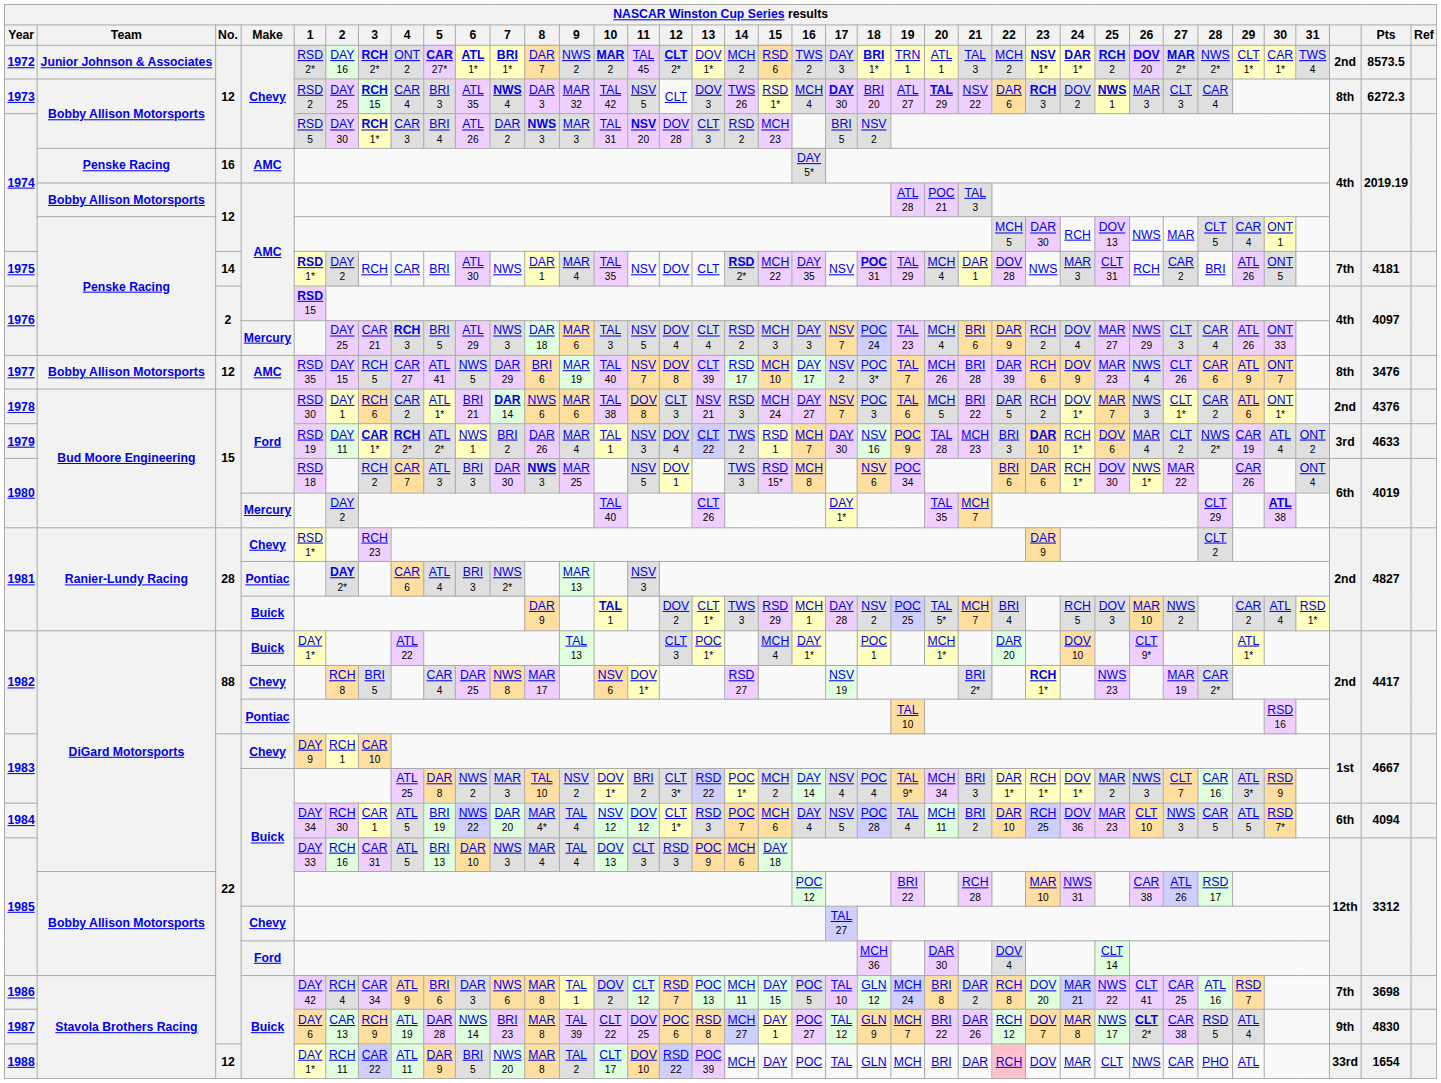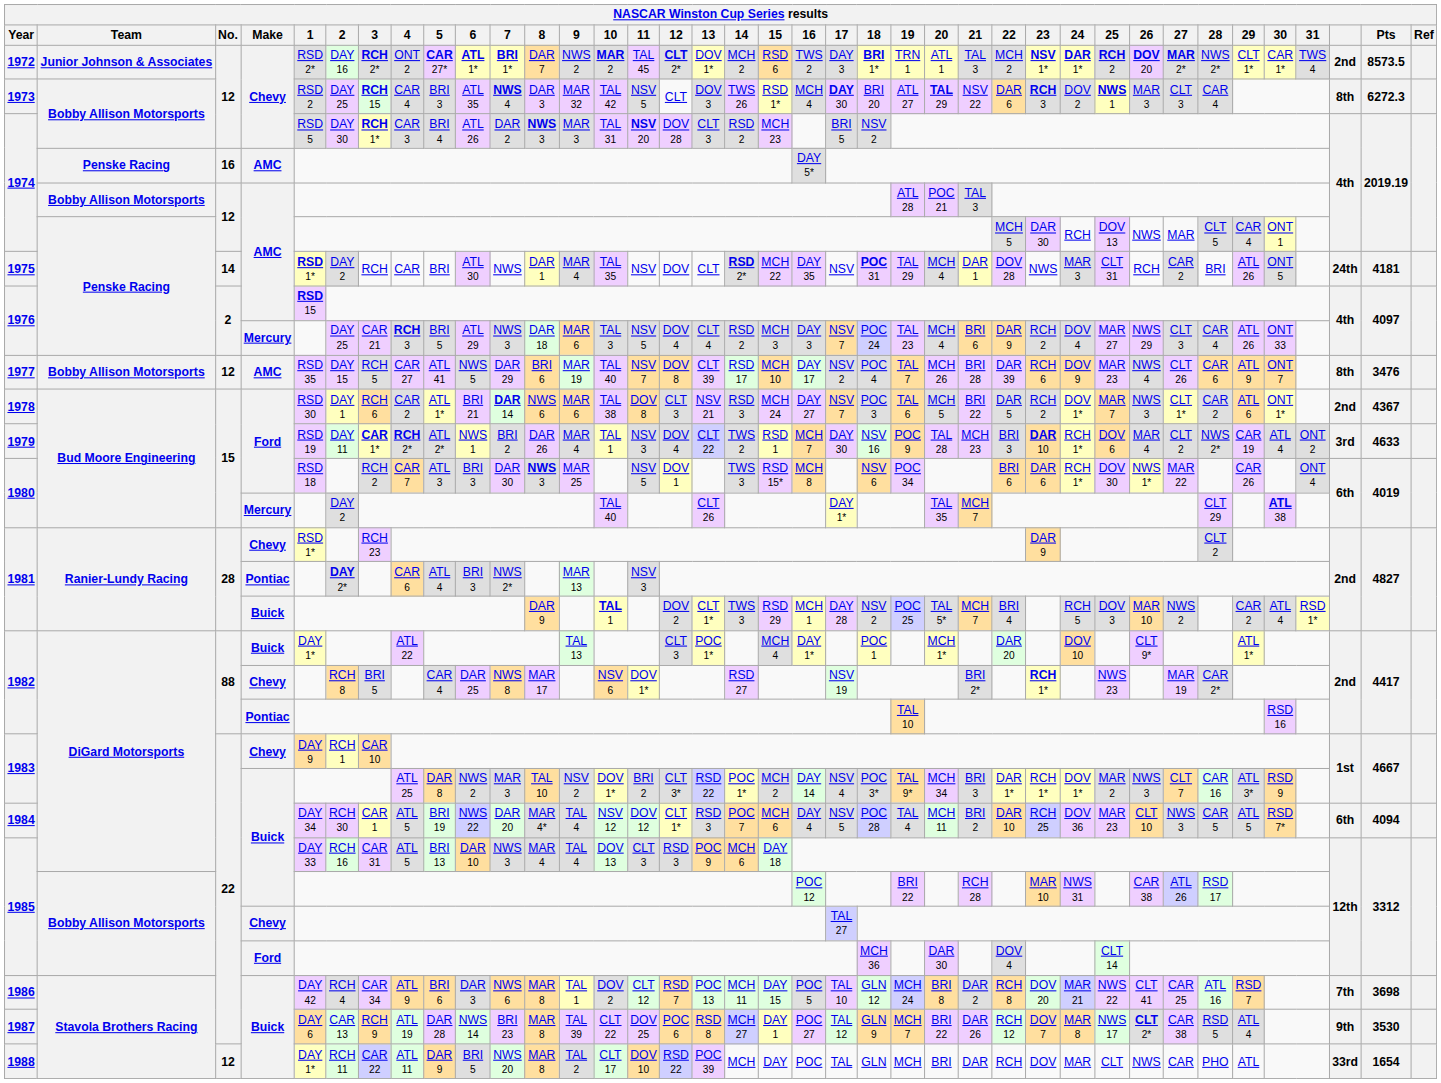(1345, 269) 7th -> (1345, 269) 24th
(874, 372) POC 3* -> (874, 372) POC 4
(1386, 407) 4376 -> (1386, 407) 4367
(874, 785) POC 4 -> (874, 785) POC 3*
(1386, 1027) 4830 -> (1386, 1027) 3530
(1009, 1061) pink background -> (1009, 1061) no background
